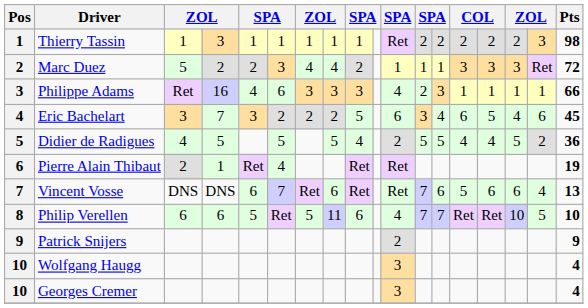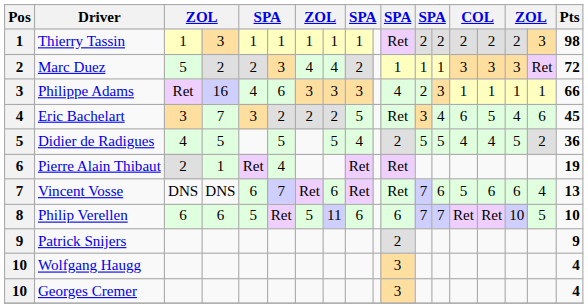(398, 116) 6 -> (398, 116) Ret
(398, 215) 4 -> (398, 215) 6
